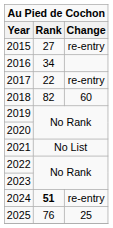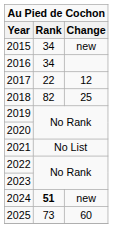(49, 47) 27 -> (49, 47) 34
(86, 47) re-entry -> (86, 47) new
(86, 81) re-entry -> (86, 81) 12
(86, 97) 60 -> (86, 97) 25
(86, 198) re-entry -> (86, 198) new
(49, 215) 76 -> (49, 215) 73
(86, 215) 25 -> (86, 215) 60
